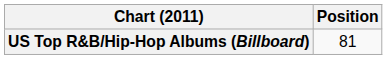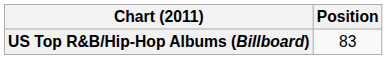(348, 41) 81 -> (348, 41) 83
